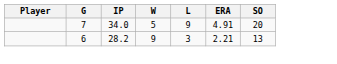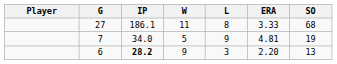+ row: (100, 25)
(223, 25) 4.91 -> (269, 39) 4.81
(258, 25) 20 -> (311, 39) 19
(118, 39) normal -> (142, 53) bold
(223, 39) 2.21 -> (269, 53) 2.20
